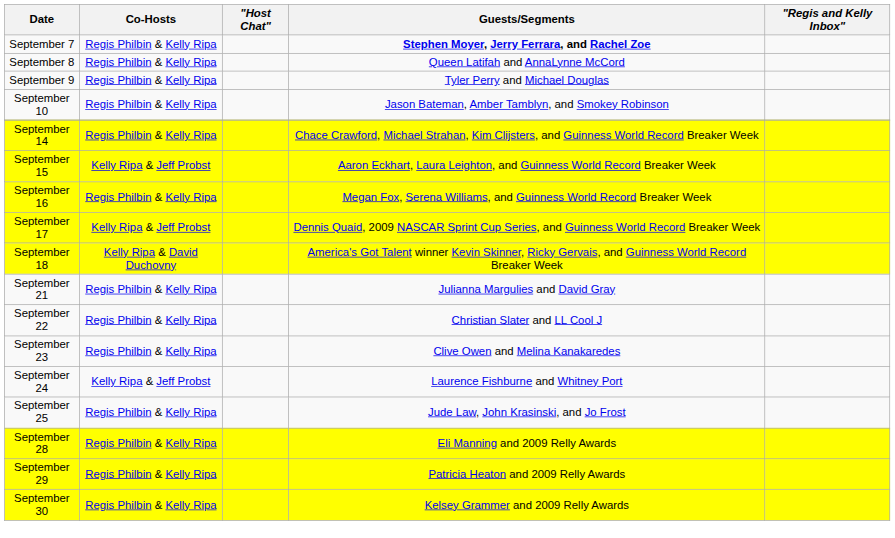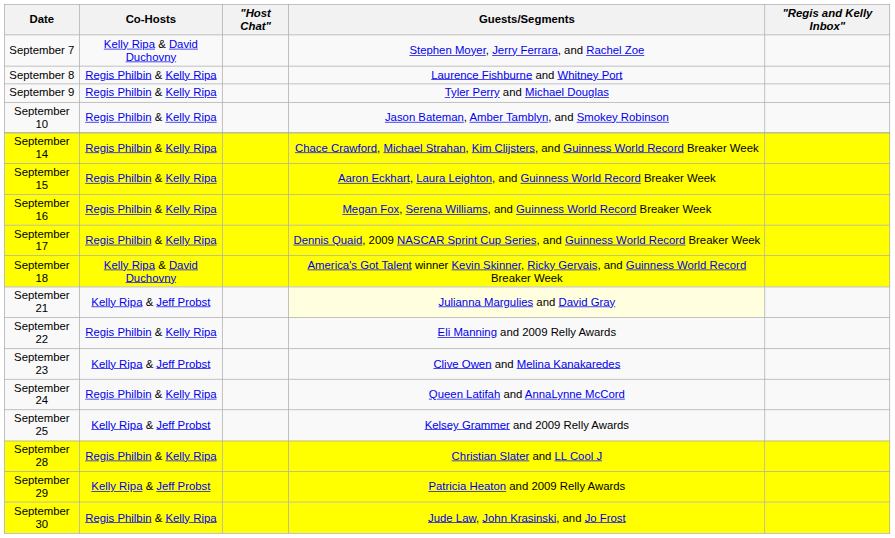(151, 44) Regis Philbin & Kelly Ripa -> (151, 50) Kelly Ripa & David Duchovny
(527, 44) bold -> (527, 50) normal
(527, 62) Queen Latifah and AnnaLynne McCord -> (527, 75) Laurence Fishburne and Whitney Port
(151, 166) Kelly Ripa & Jeff Probst -> (151, 179) Regis Philbin & Kelly Ripa
(151, 227) Kelly Ripa & Jeff Probst -> (151, 240) Regis Philbin & Kelly Ripa
(151, 289) Regis Philbin & Kelly Ripa -> (151, 302) Kelly Ripa & Jeff Probst
(527, 289) no background -> (527, 302) lightyellow background
(527, 320) Christian Slater and LL Cool J -> (527, 333) Eli Manning and 2009 Relly Awards
(151, 351) Regis Philbin & Kelly Ripa -> (151, 363) Kelly Ripa & Jeff Probst
(151, 381) Kelly Ripa & Jeff Probst -> (151, 394) Regis Philbin & Kelly Ripa
(527, 381) Laurence Fishburne and Whitney Port -> (527, 394) Queen Latifah and AnnaLynne McCord
(151, 412) Regis Philbin & Kelly Ripa -> (151, 425) Kelly Ripa & Jeff Probst
(527, 412) Jude Law, John Krasinski, and Jo Frost -> (527, 425) Kelsey Grammer and 2009 Relly Awards
(527, 443) Eli Manning and 2009 Relly Awards -> (527, 456) Christian Slater and LL Cool J
(151, 474) Regis Philbin & Kelly Ripa -> (151, 487) Kelly Ripa & Jeff Probst
(527, 505) Kelsey Grammer and 2009 Relly Awards -> (527, 517) Jude Law, John Krasinski, and Jo Frost
